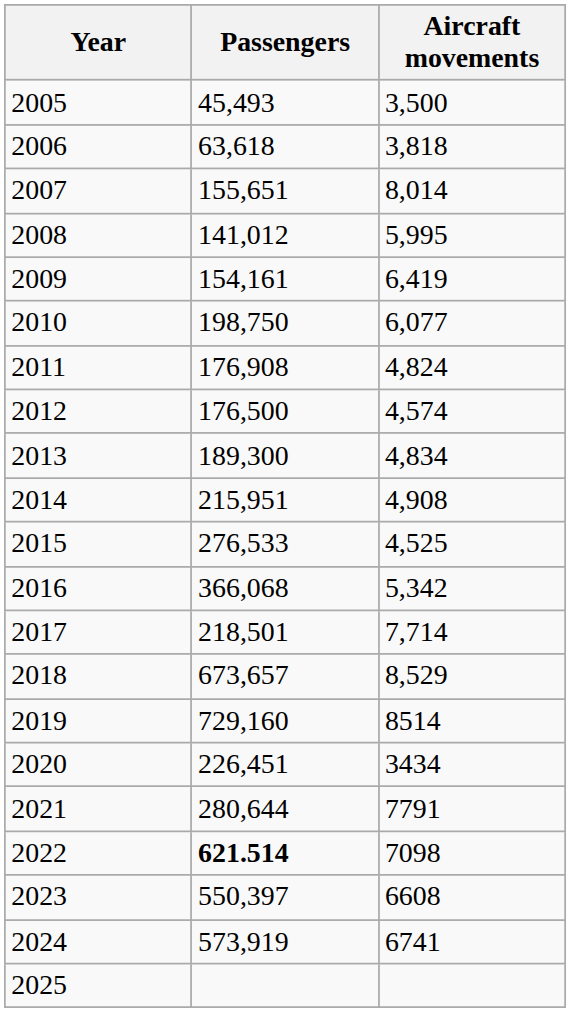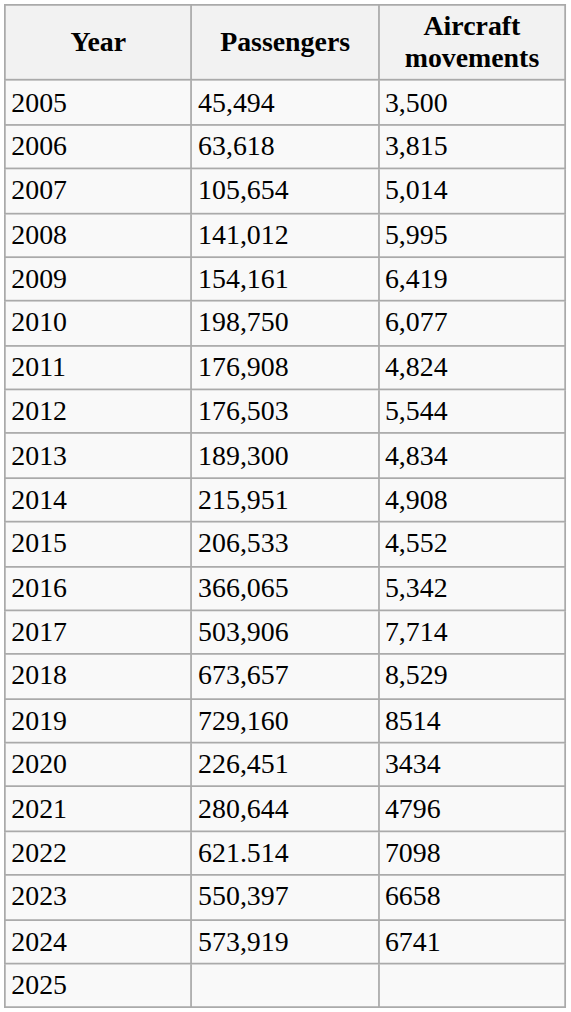(236, 102) 45,493 -> (236, 102) 45,494
(416, 146) 3,818 -> (416, 146) 3,815
(243, 190) 155,651 -> (243, 190) 105,654
(416, 190) 8,014 -> (416, 190) 5,014
(243, 411) 176,500 -> (243, 411) 176,503
(416, 411) 4,574 -> (416, 411) 5,544
(243, 543) 276,533 -> (243, 543) 206,533
(416, 543) 4,525 -> (416, 543) 4,552
(243, 587) 366,068 -> (243, 587) 366,065
(243, 631) 218,501 -> (243, 631) 503,906
(413, 808) 7791 -> (413, 808) 4796
(243, 852) bold -> (243, 852) normal
(413, 896) 6608 -> (413, 896) 6658
